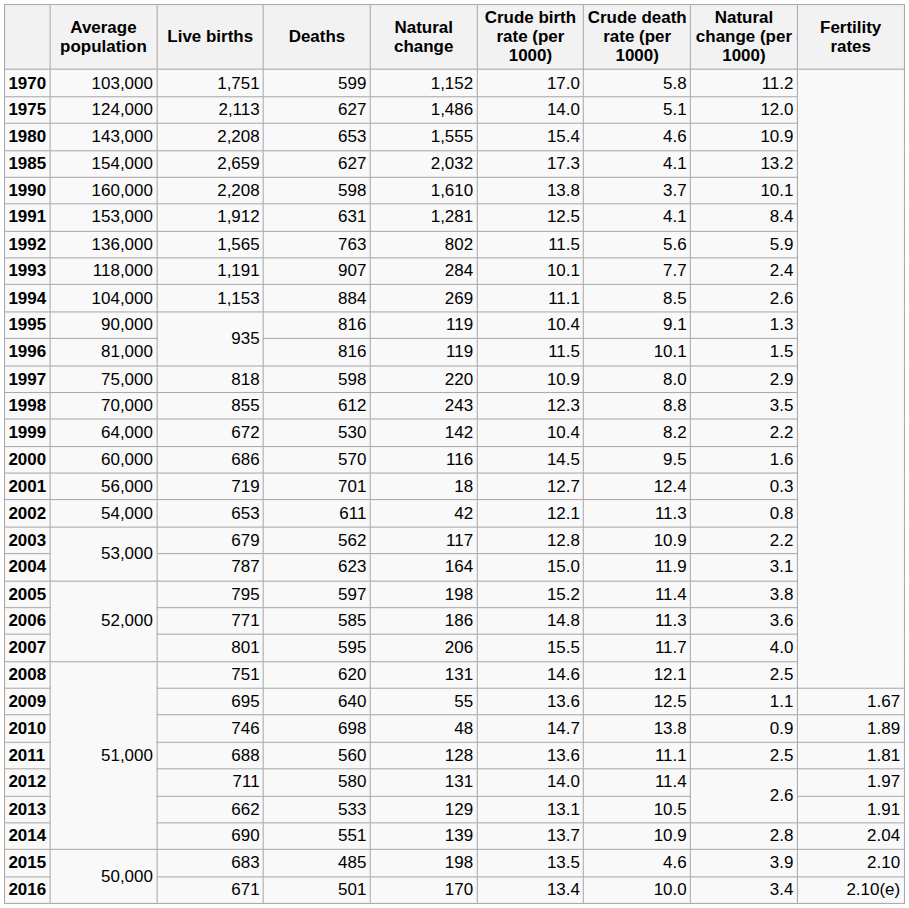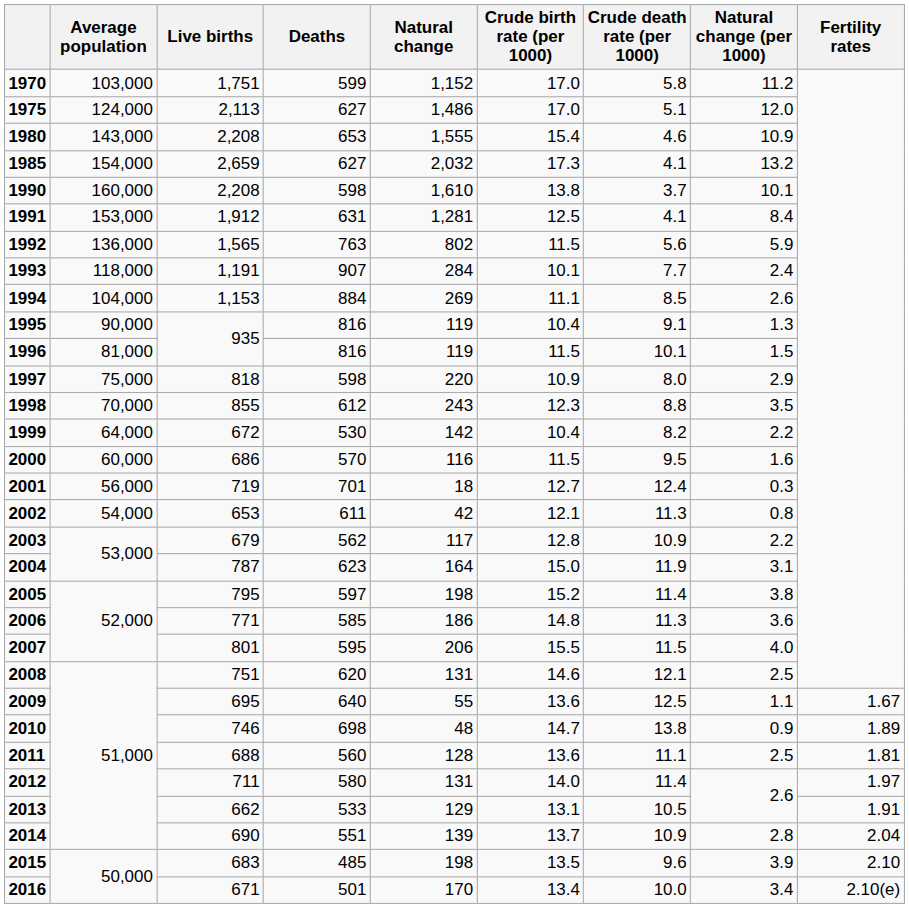(563, 109) 14.0 -> (563, 109) 17.0
(563, 459) 14.5 -> (564, 459) 11.5
(671, 647) 11.7 -> (671, 647) 11.5
(675, 863) 4.6 -> (675, 863) 9.6
